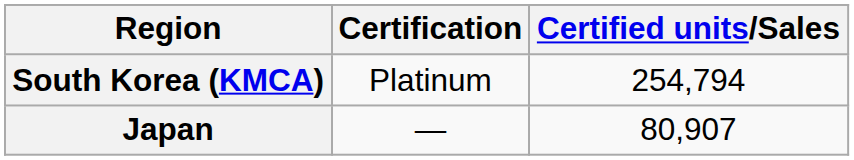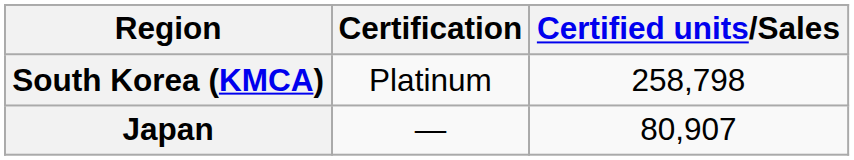(688, 79) 254,794 -> (688, 79) 258,798
